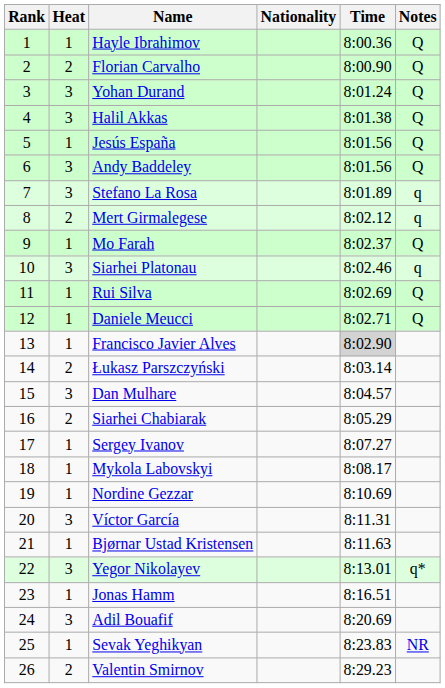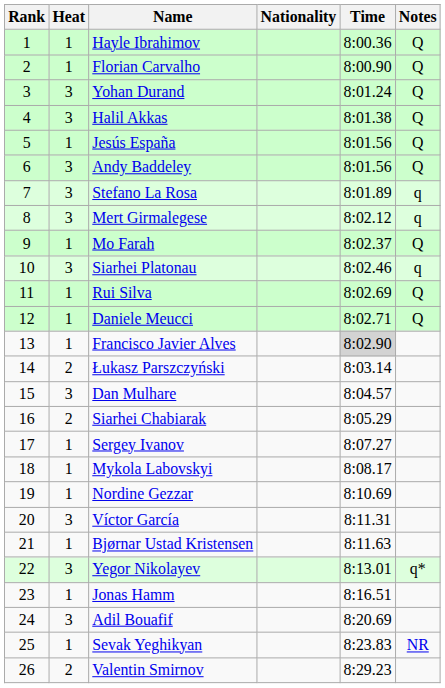(69, 67) 2 -> (69, 67) 1
(69, 218) 2 -> (69, 218) 3
